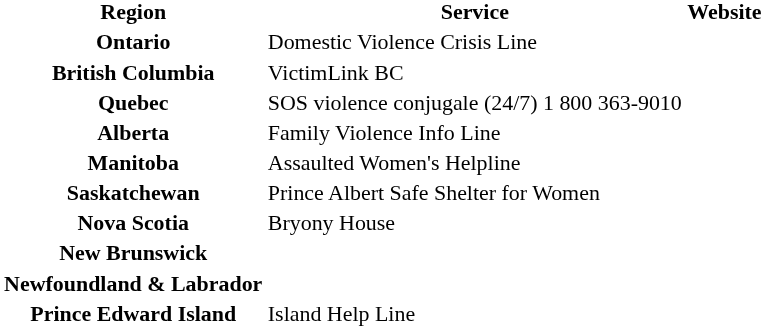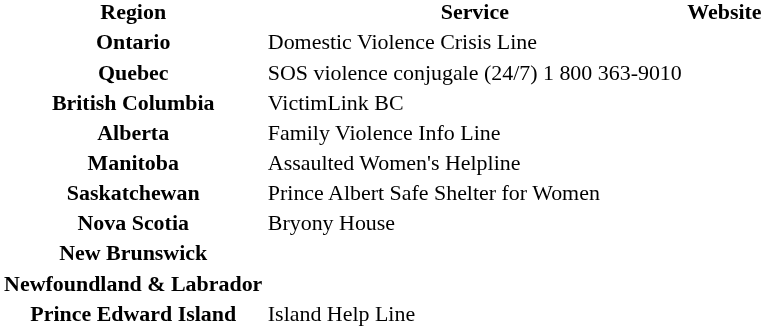rows swapped: (133, 102) <-> (133, 72)
